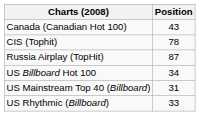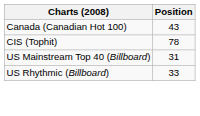- row: (55, 57)
- row: (51, 73)
